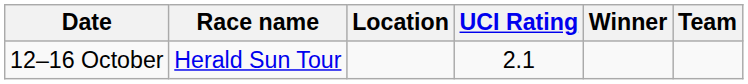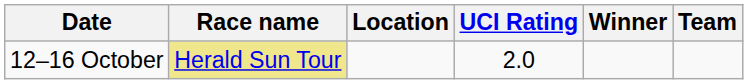(258, 59) no background -> (258, 59) khaki background
(519, 59) 2.1 -> (519, 59) 2.0
